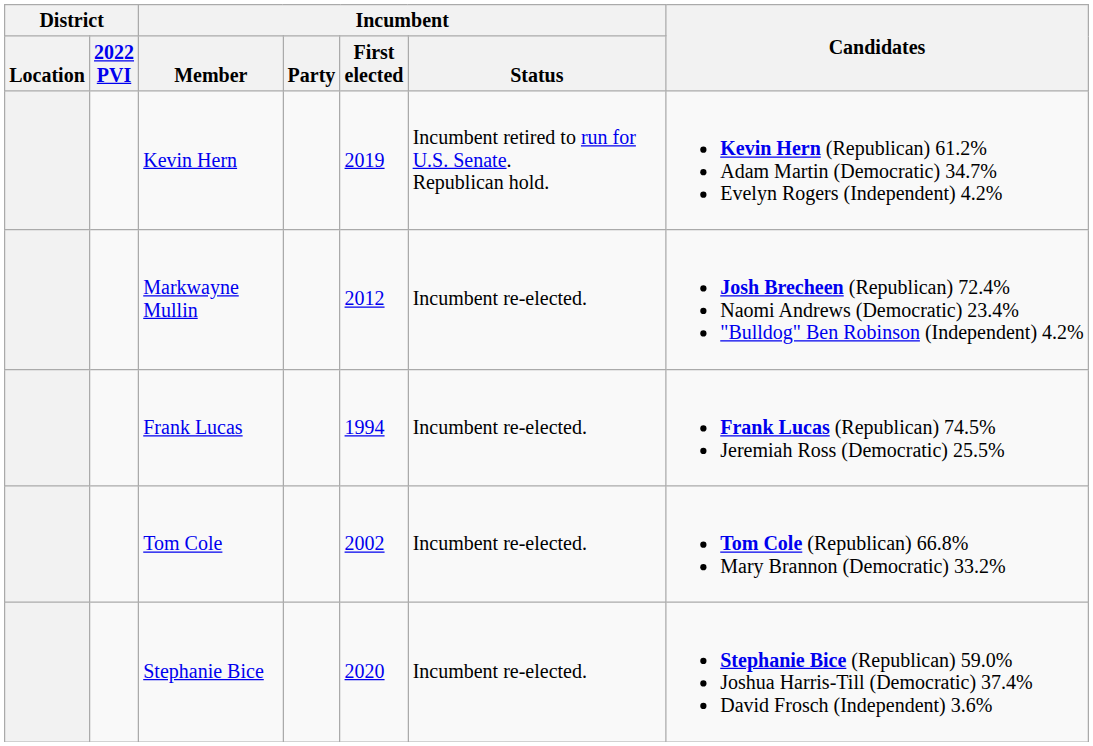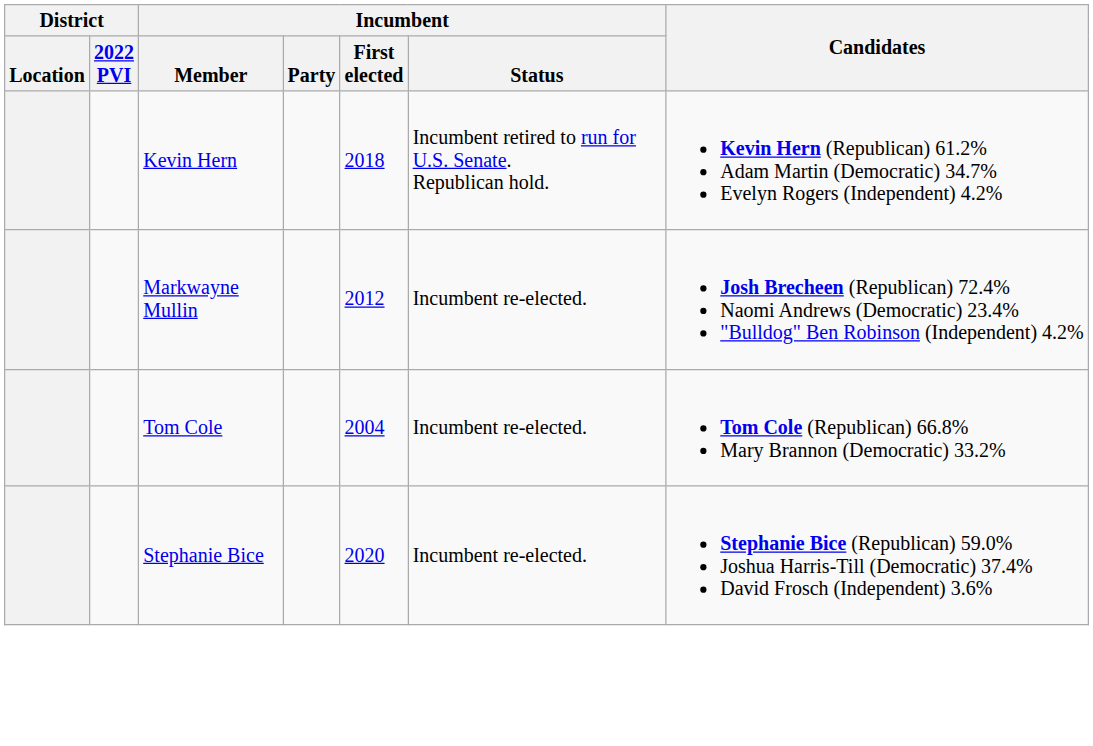(365, 160) 2019 -> (365, 160) 2018
- row: (193, 427)
(365, 543) 2002 -> (365, 427) 2004
